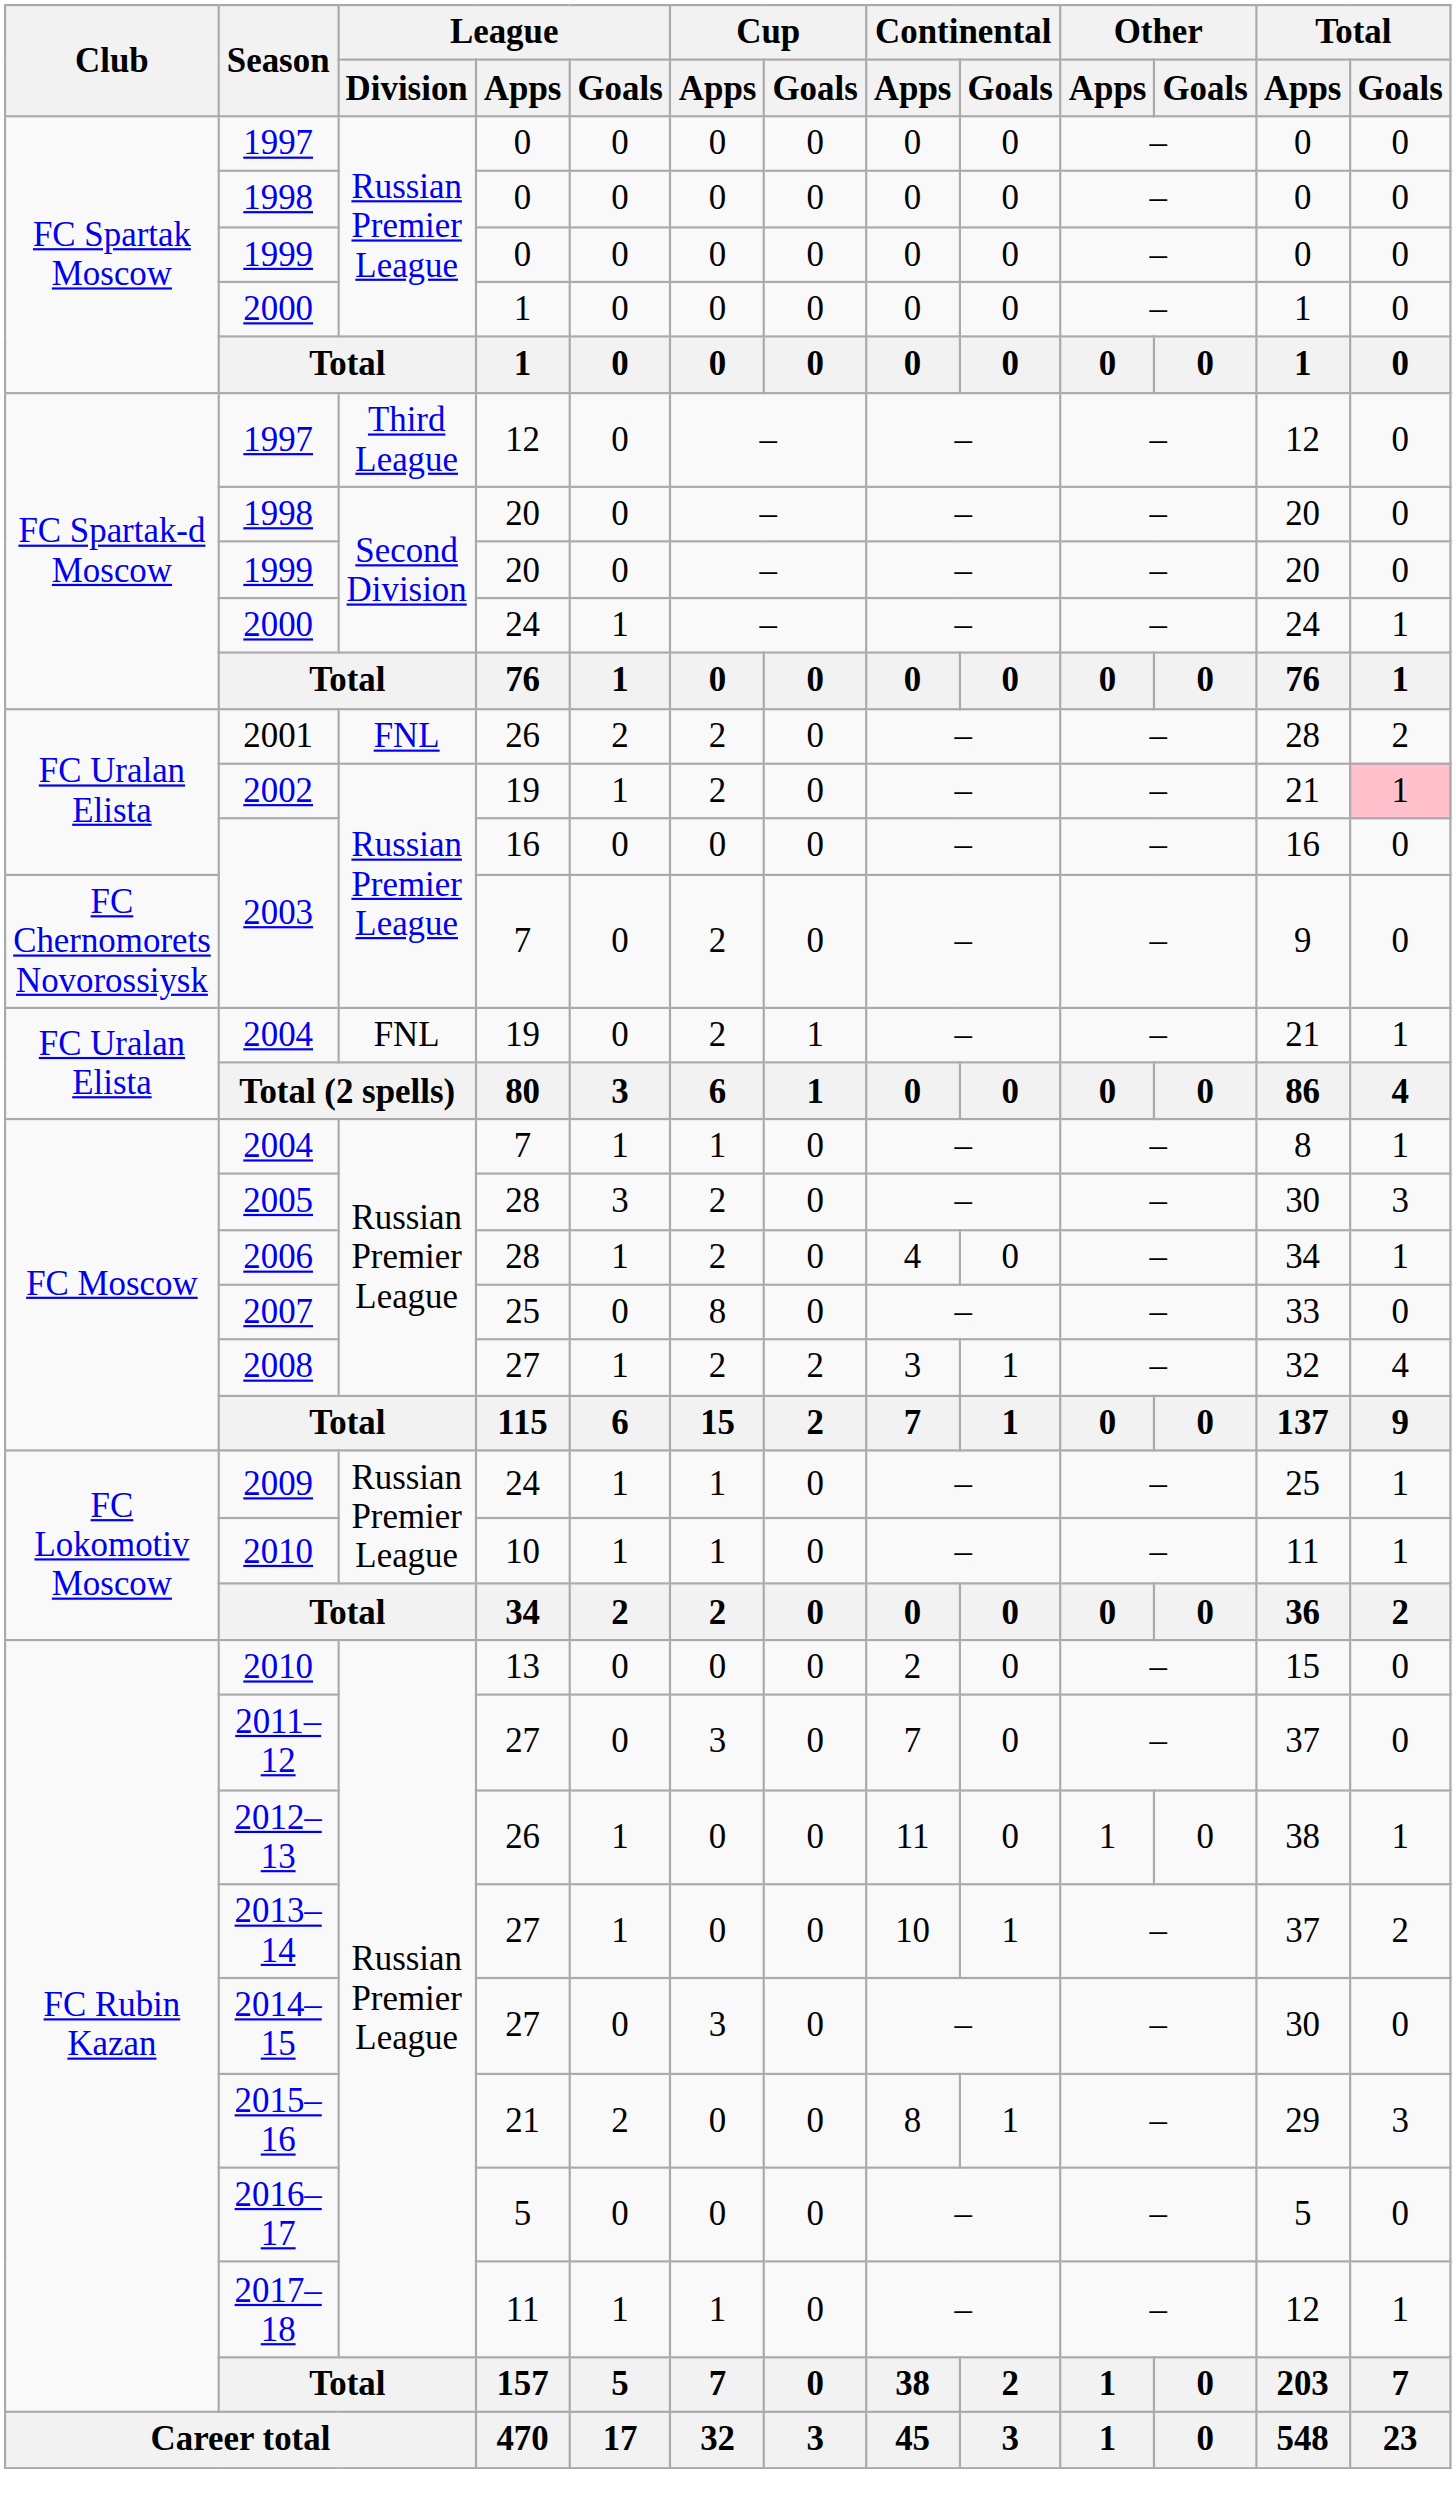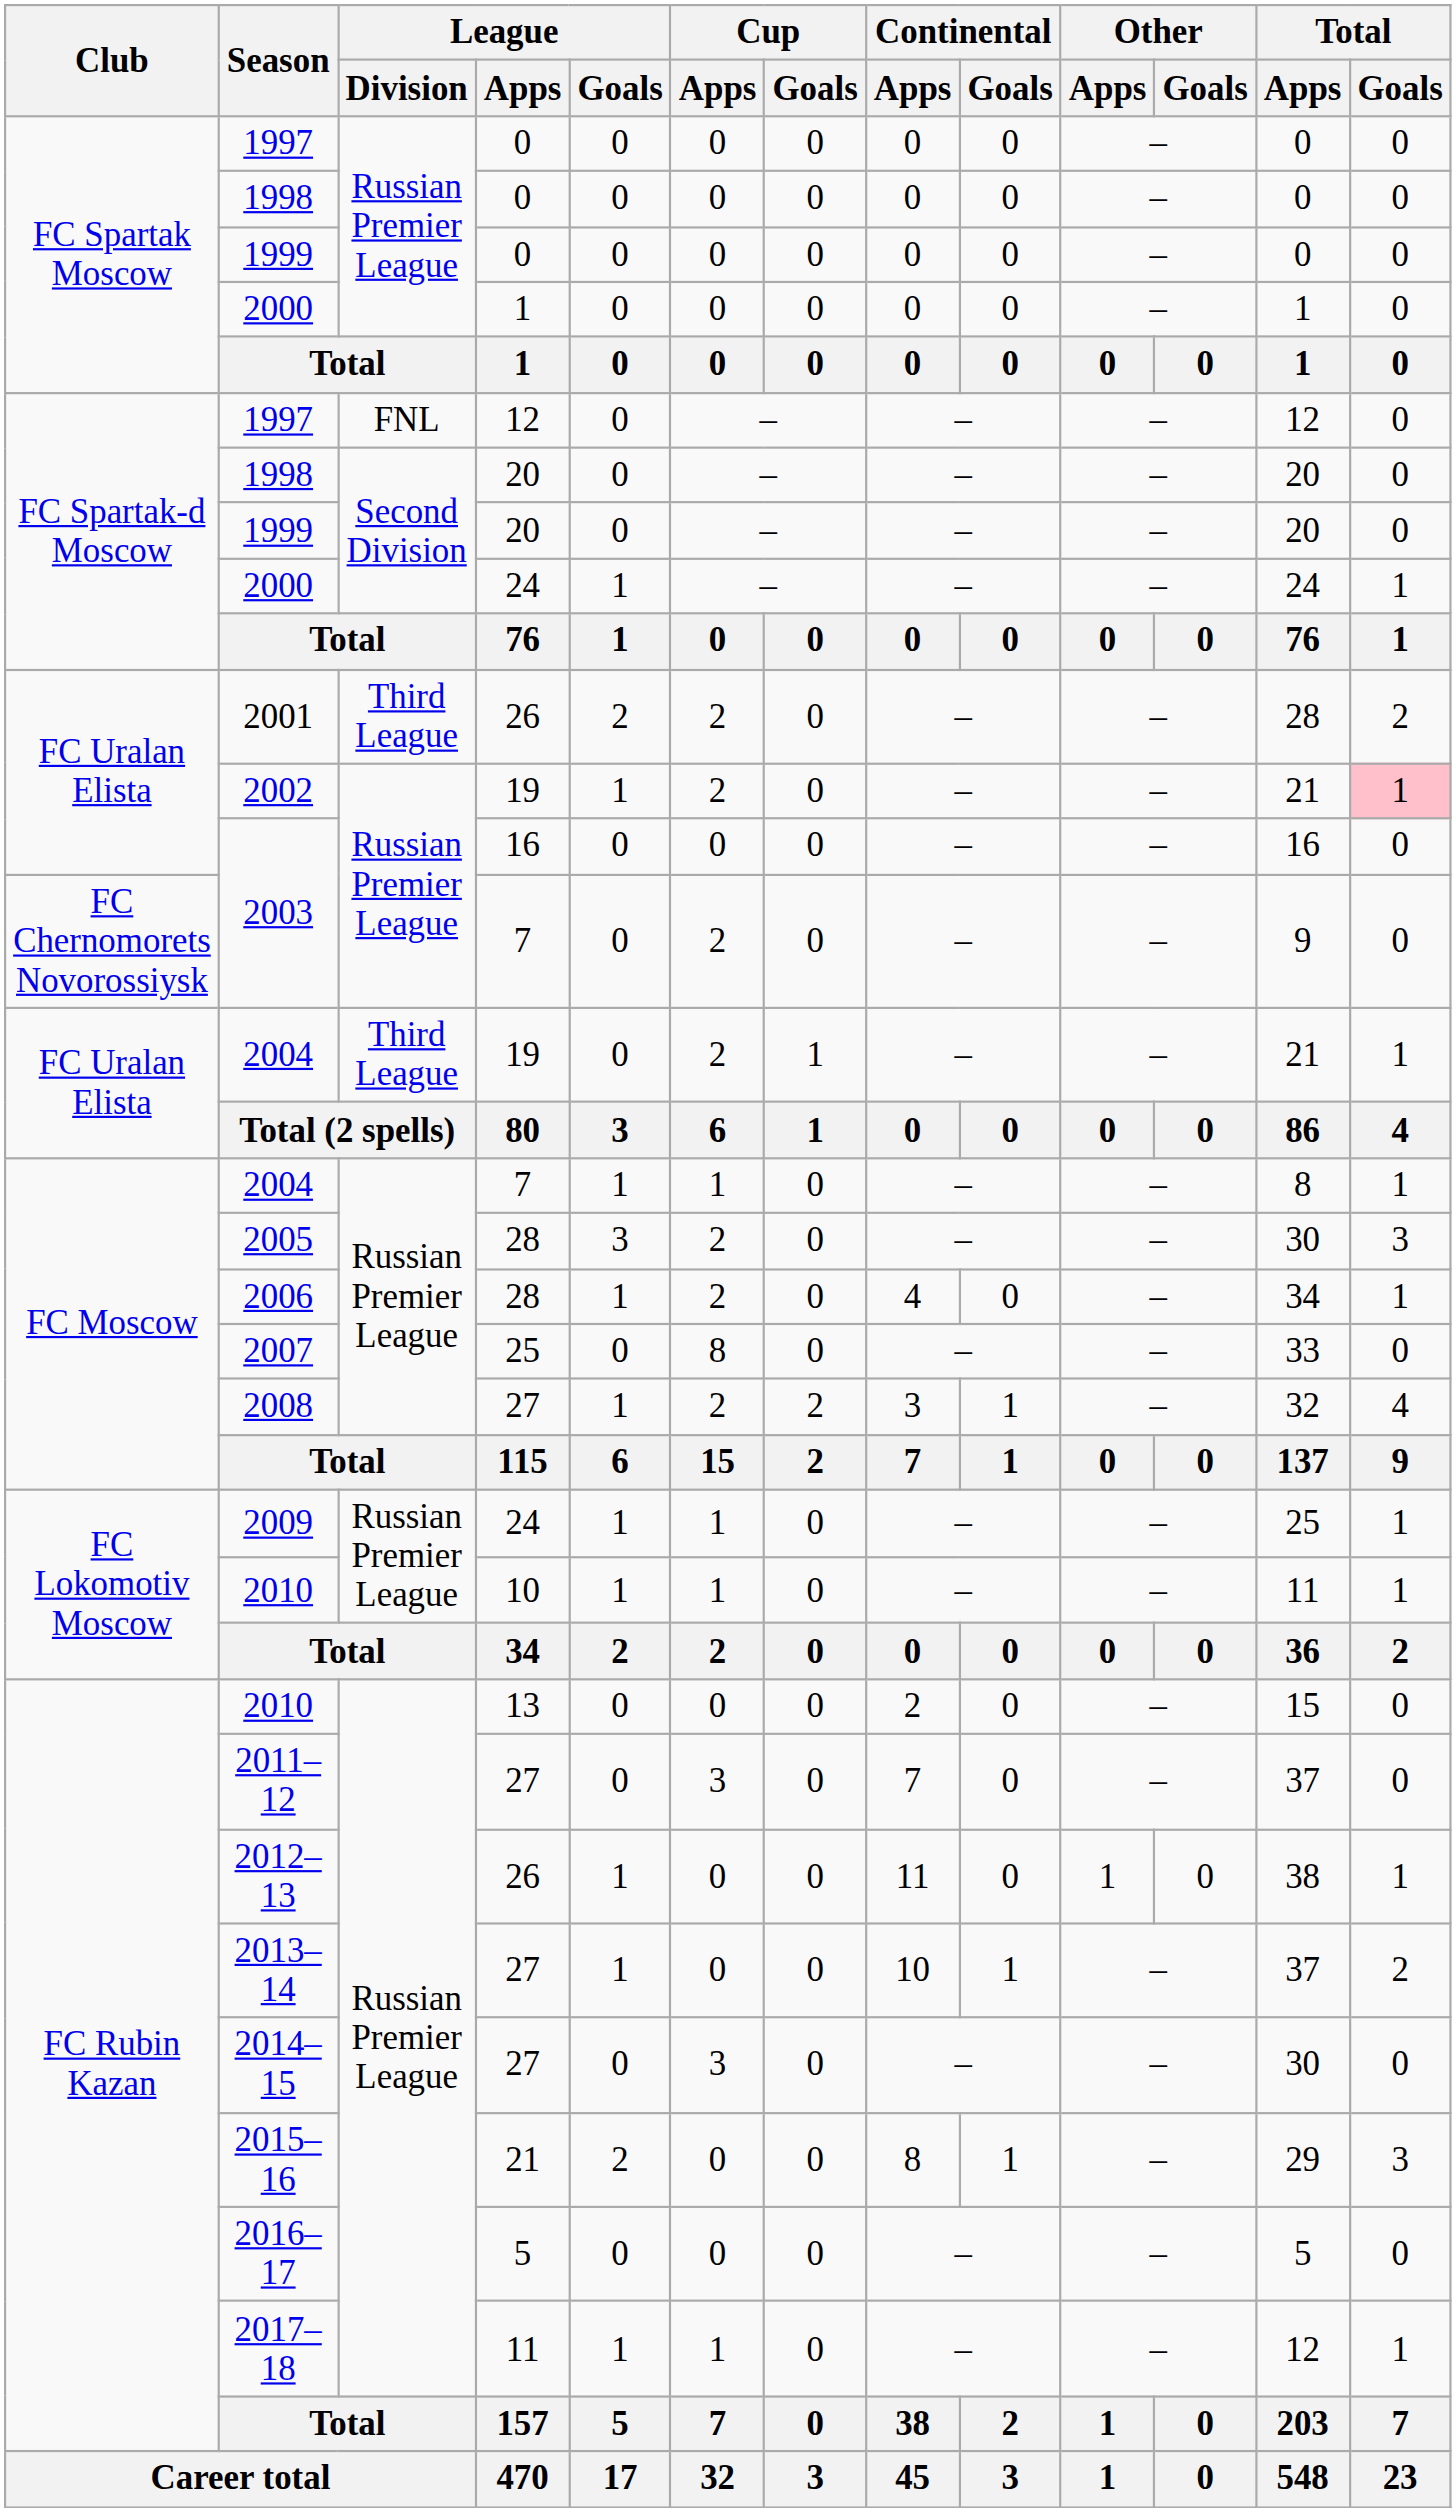(407, 439) Third League -> (407, 419) FNL
(407, 735) FNL -> (407, 715) Third League
(407, 1034) FNL -> (407, 1054) Third League
